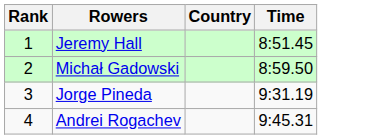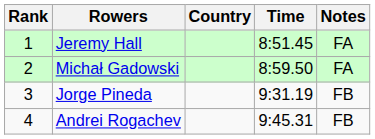+ column: (343, 17)
